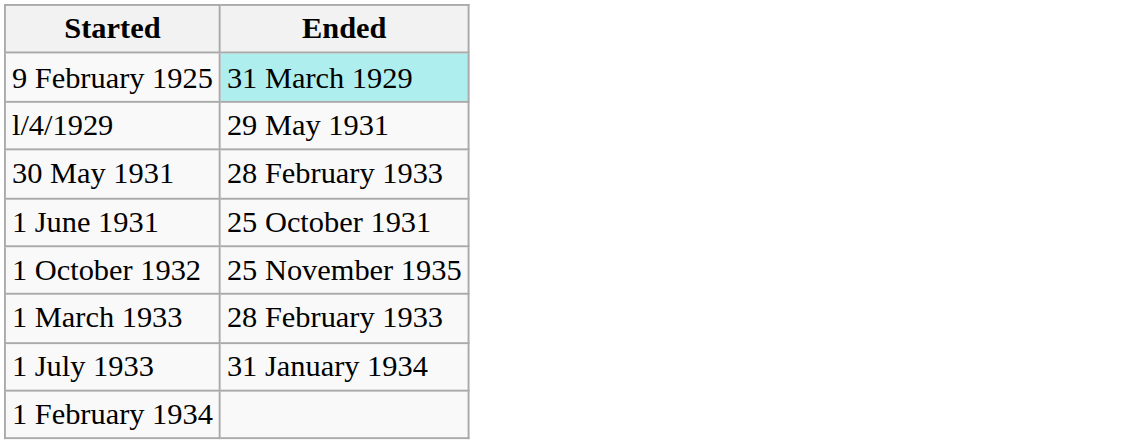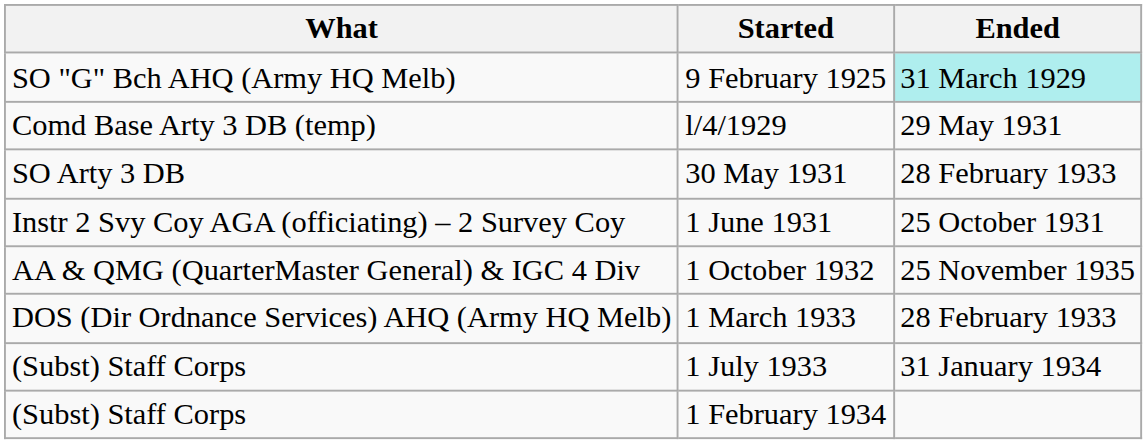+ column: (342, 28)
